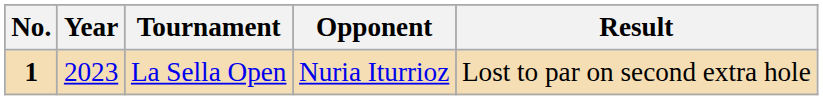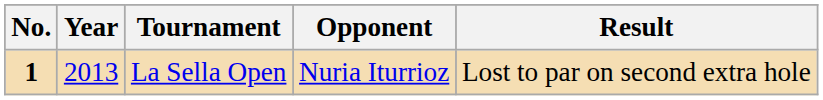(91, 71) 2023 -> (91, 71) 2013
